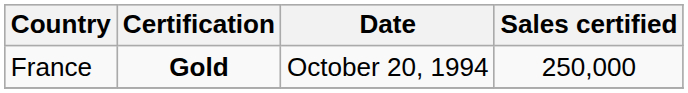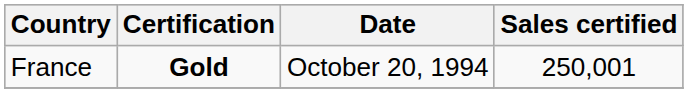(589, 66) 250,000 -> (589, 66) 250,001
